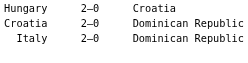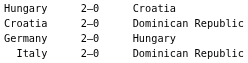+ row: (26, 38)
